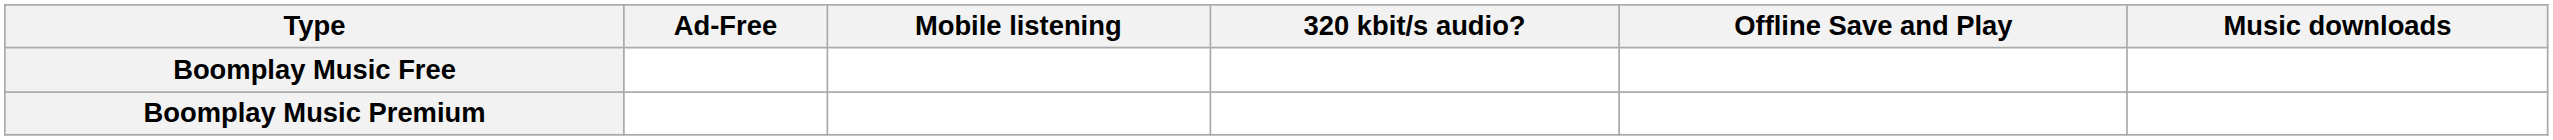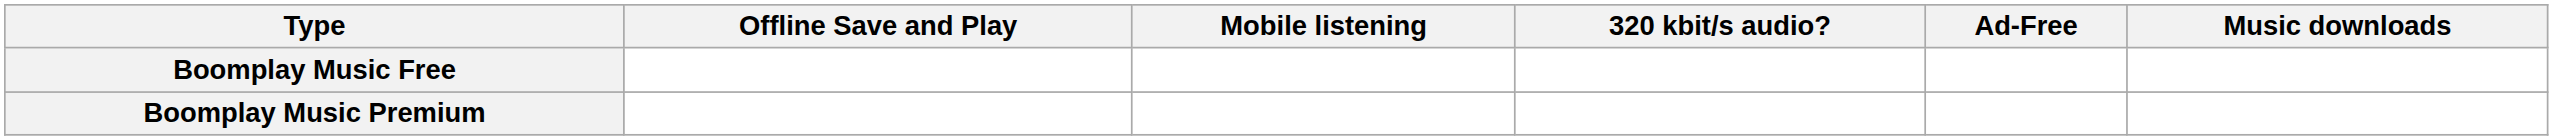columns swapped: (725, 26) <-> (1873, 26)
